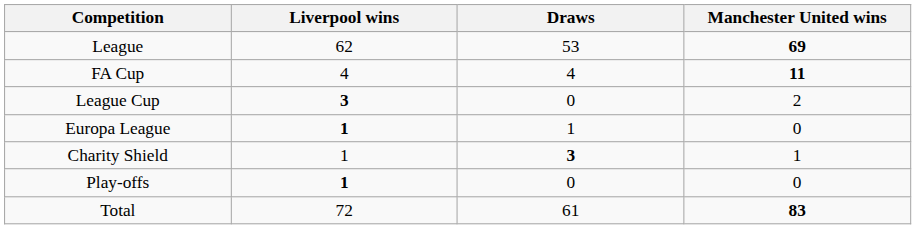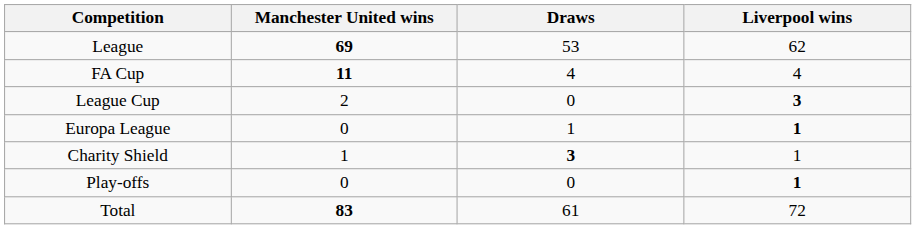columns swapped: (797, 18) <-> (344, 18)
